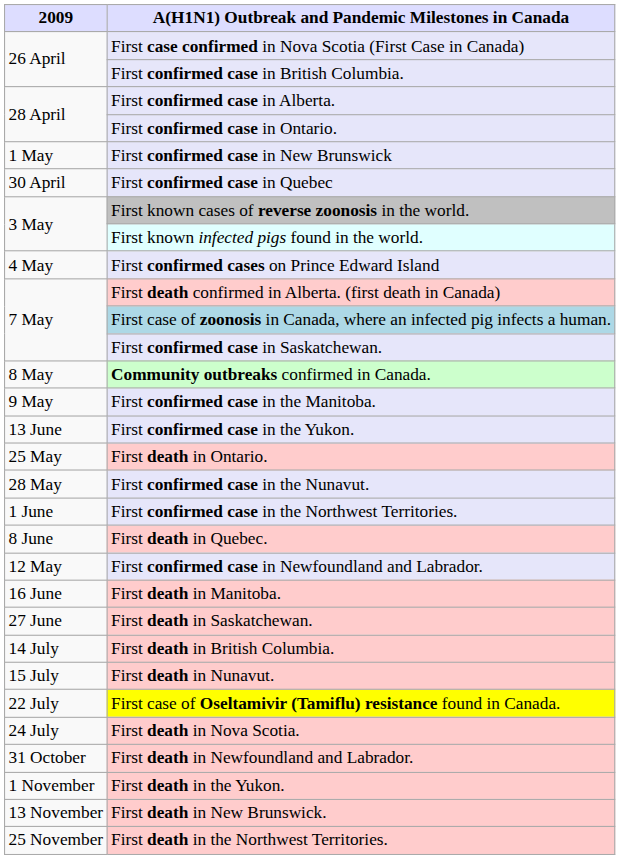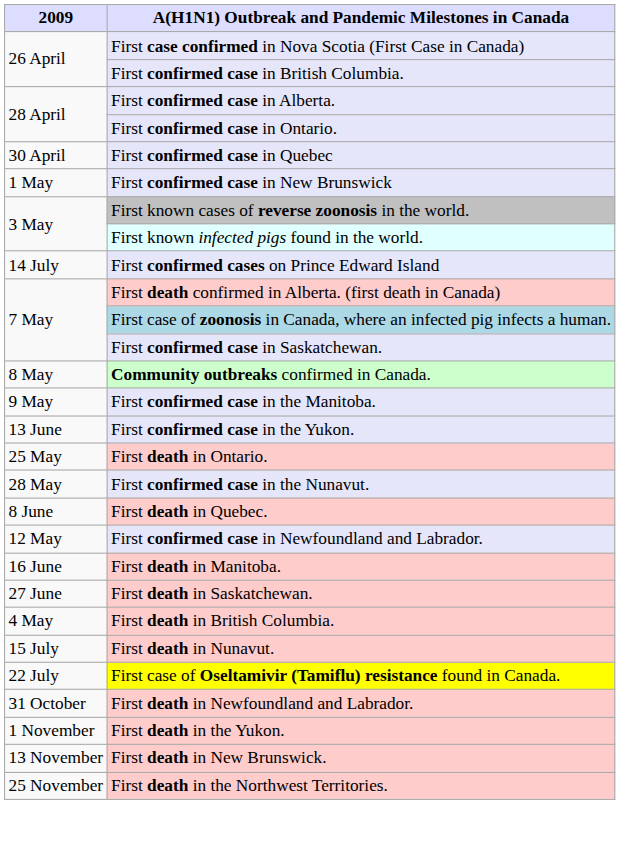rows swapped: (222, 182) <-> (251, 155)
(31, 264) 4 May -> (34, 264) 14 July
- row: (284, 511)
(34, 648) 14 July -> (31, 621) 4 May
- row: (205, 730)
